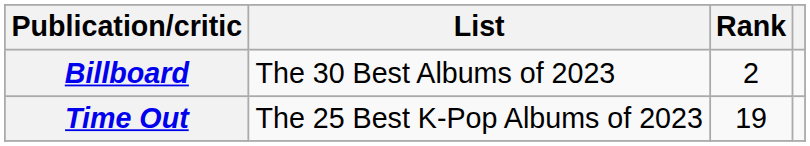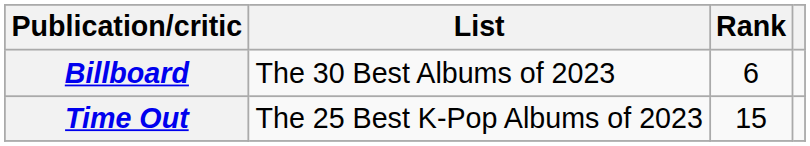(751, 72) 2 -> (751, 72) 6
(751, 118) 19 -> (751, 118) 15
